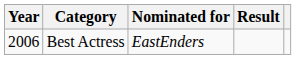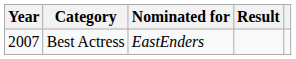(24, 41) 2006 -> (24, 41) 2007
